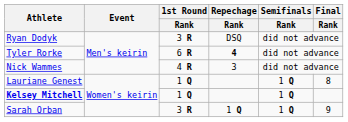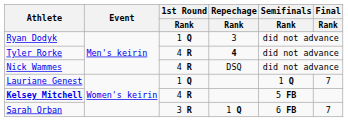(184, 39) 3 R -> (184, 39) 1 Q
(234, 39) DSQ -> (234, 39) 3
(184, 53) 6 R -> (184, 53) 4 R
(234, 67) 3 -> (234, 67) DSQ
(328, 81) 8 -> (328, 81) 7
(184, 95) 1 Q -> (184, 95) 4 R
(286, 95) 1 Q -> (286, 95) 5 FB
(286, 109) 1 Q -> (286, 109) 6 FB
(328, 109) 9 -> (328, 109) 7
